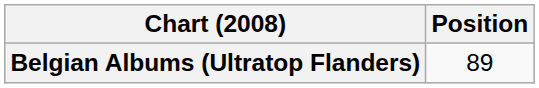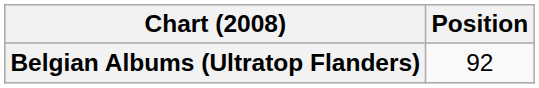(480, 62) 89 -> (480, 62) 92
